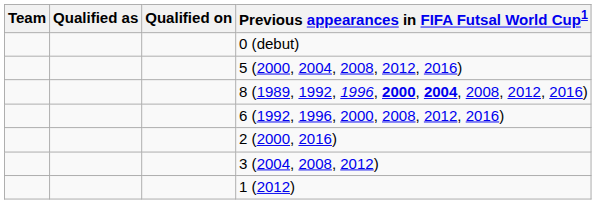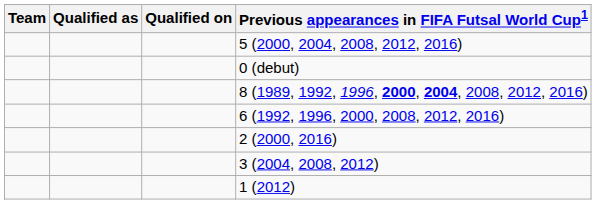rows swapped: (269, 44) <-> (351, 68)
